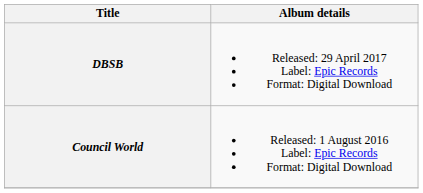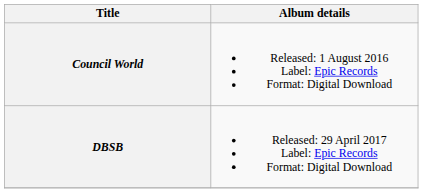rows swapped: (108, 146) <-> (108, 64)
